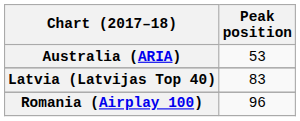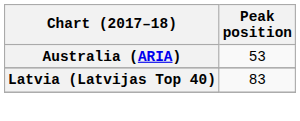- row: (112, 104)
